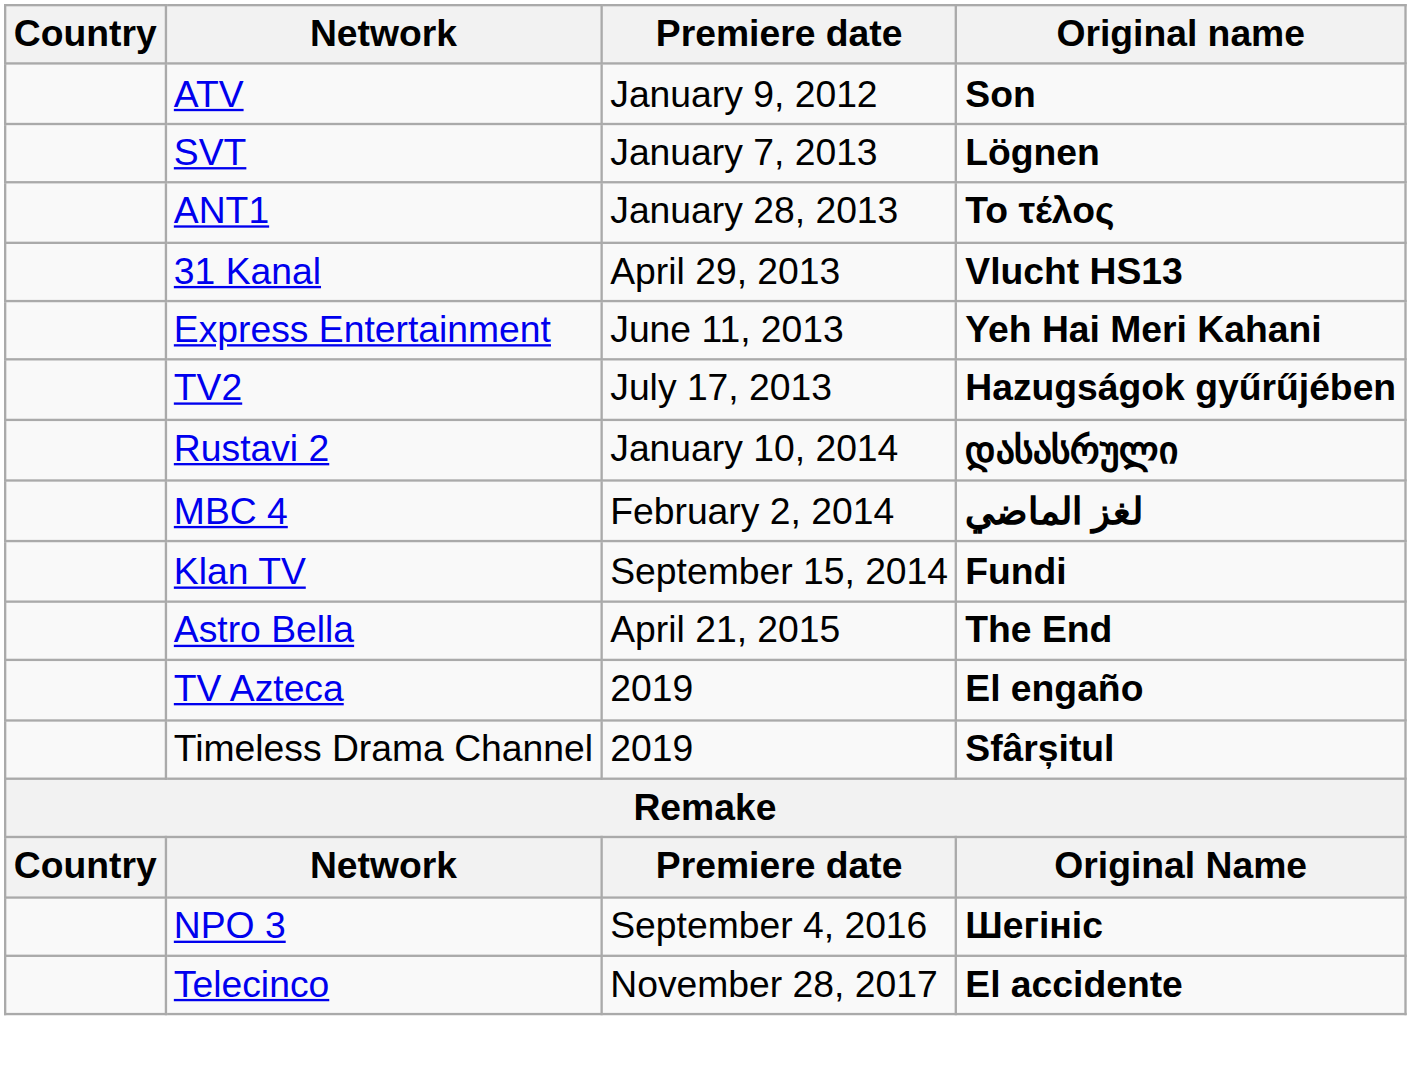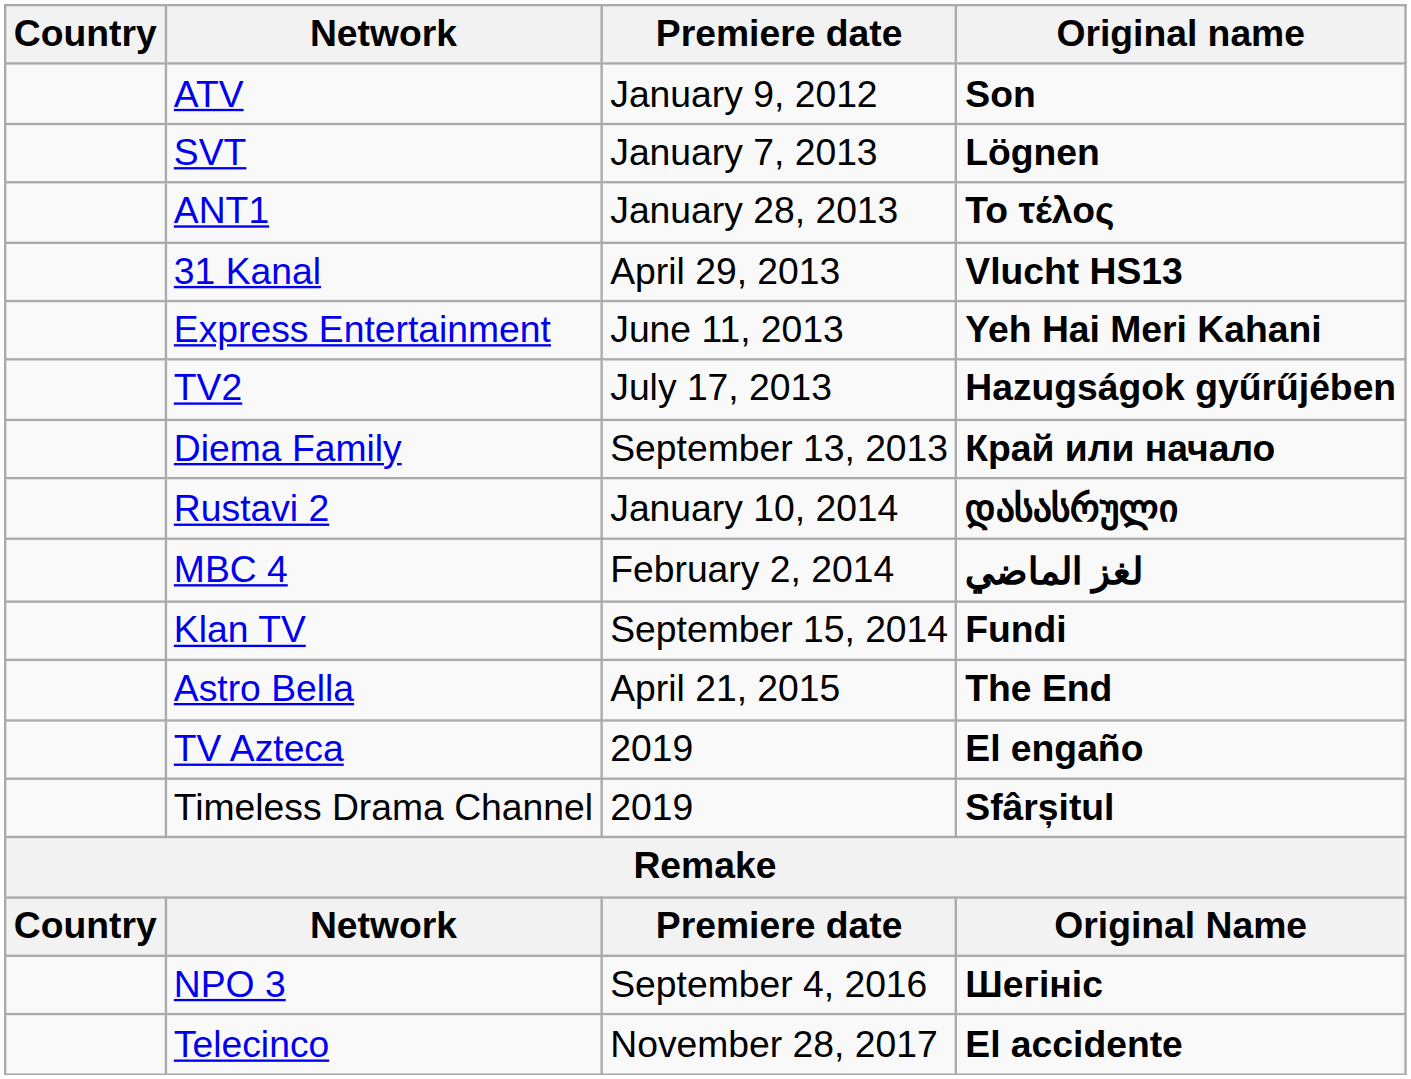+ row: (288, 447)
